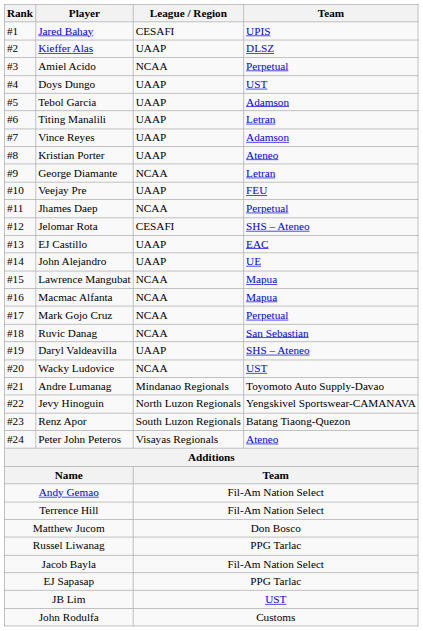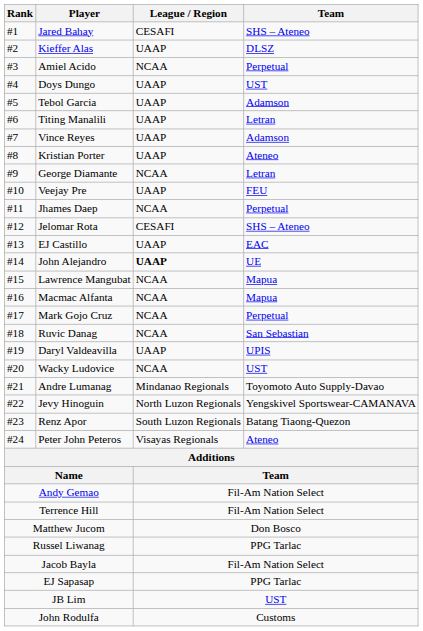(258, 31) UPIS -> (278, 31) SHS – Ateneo
(151, 262) normal -> (151, 262) bold
(278, 350) SHS – Ateneo -> (258, 350) UPIS
